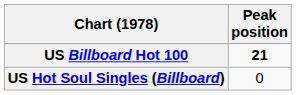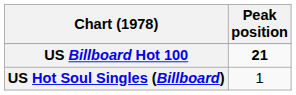(260, 78) 0 -> (260, 78) 1
